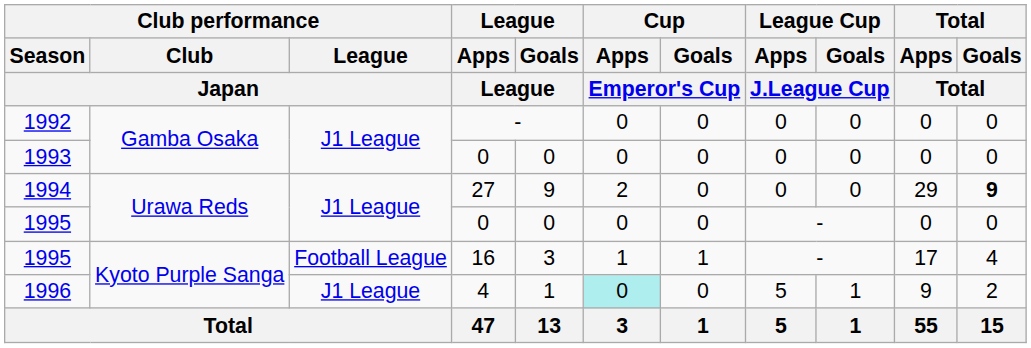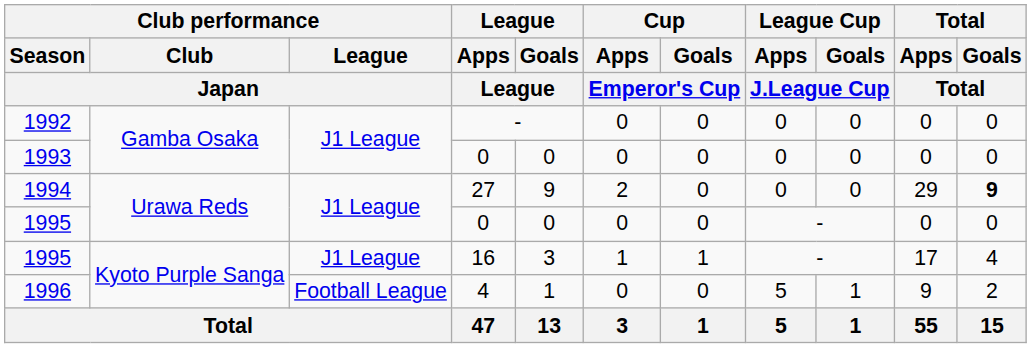(371, 257) Football League -> (371, 257) J1 League
(371, 291) J1 League -> (371, 291) Football League
(622, 291) paleturquoise background -> (622, 291) no background
